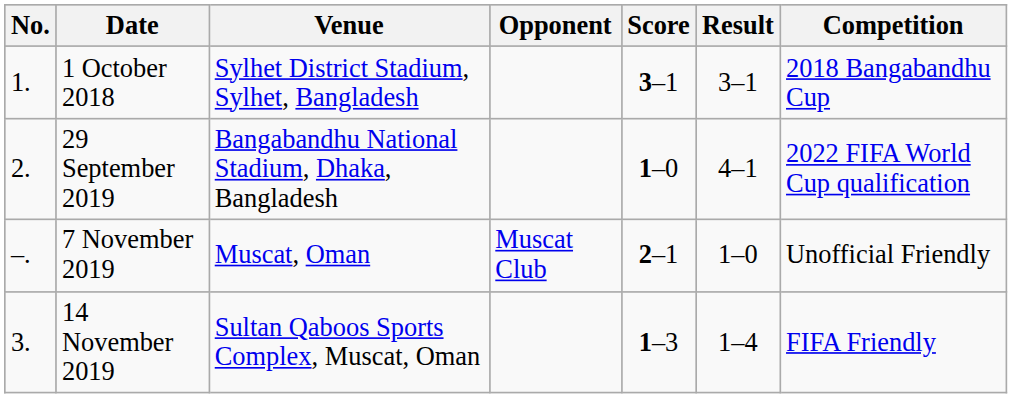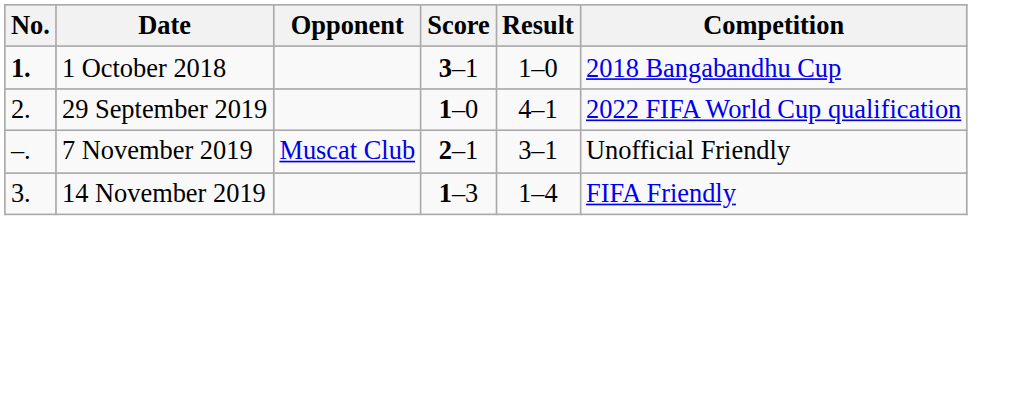- column: (349, 25)
(21, 82) normal -> (21, 67) bold
(738, 82) 3–1 -> (538, 67) 1–0
(738, 254) 1–0 -> (538, 151) 3–1
